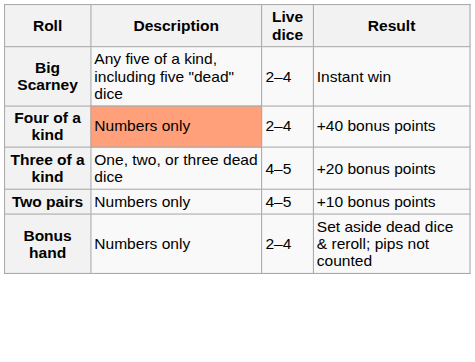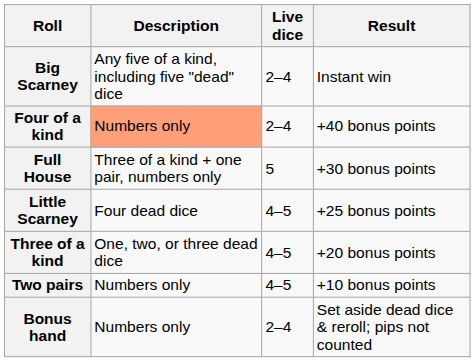+ row: (48, 169)
+ row: (48, 211)
